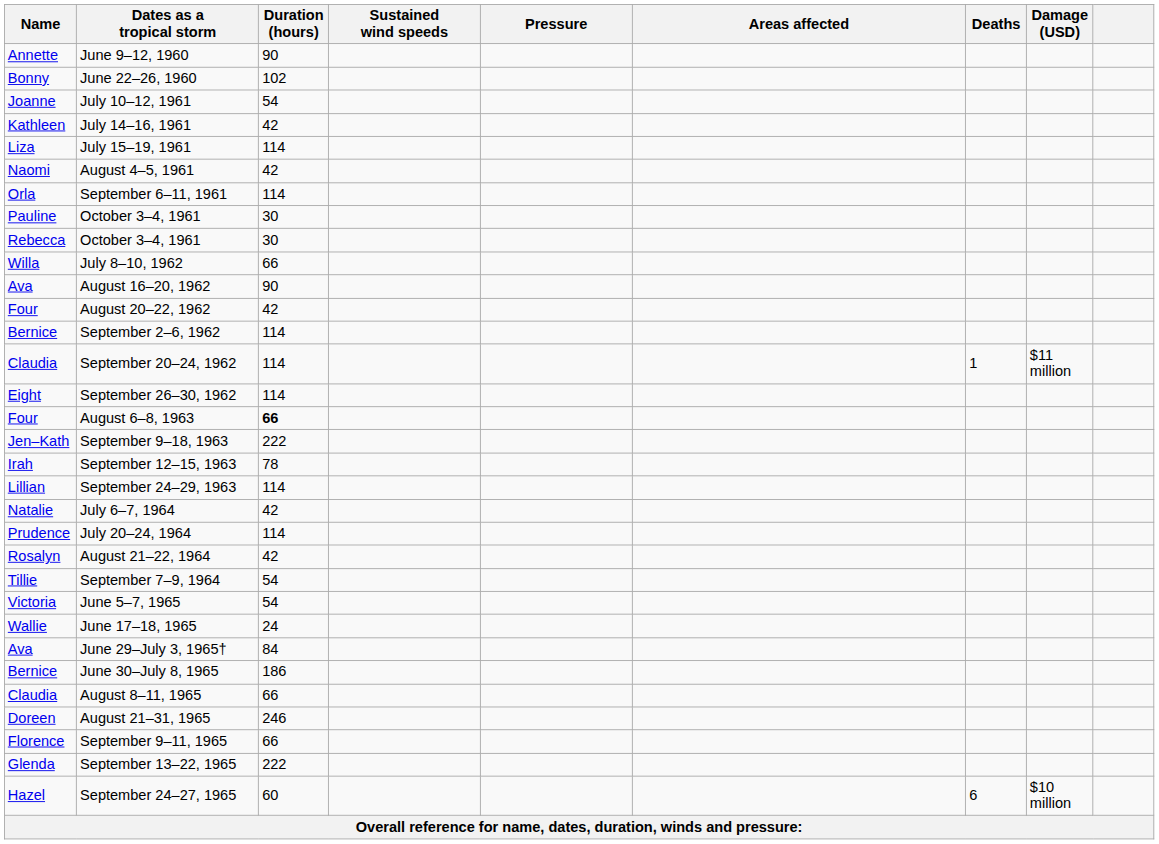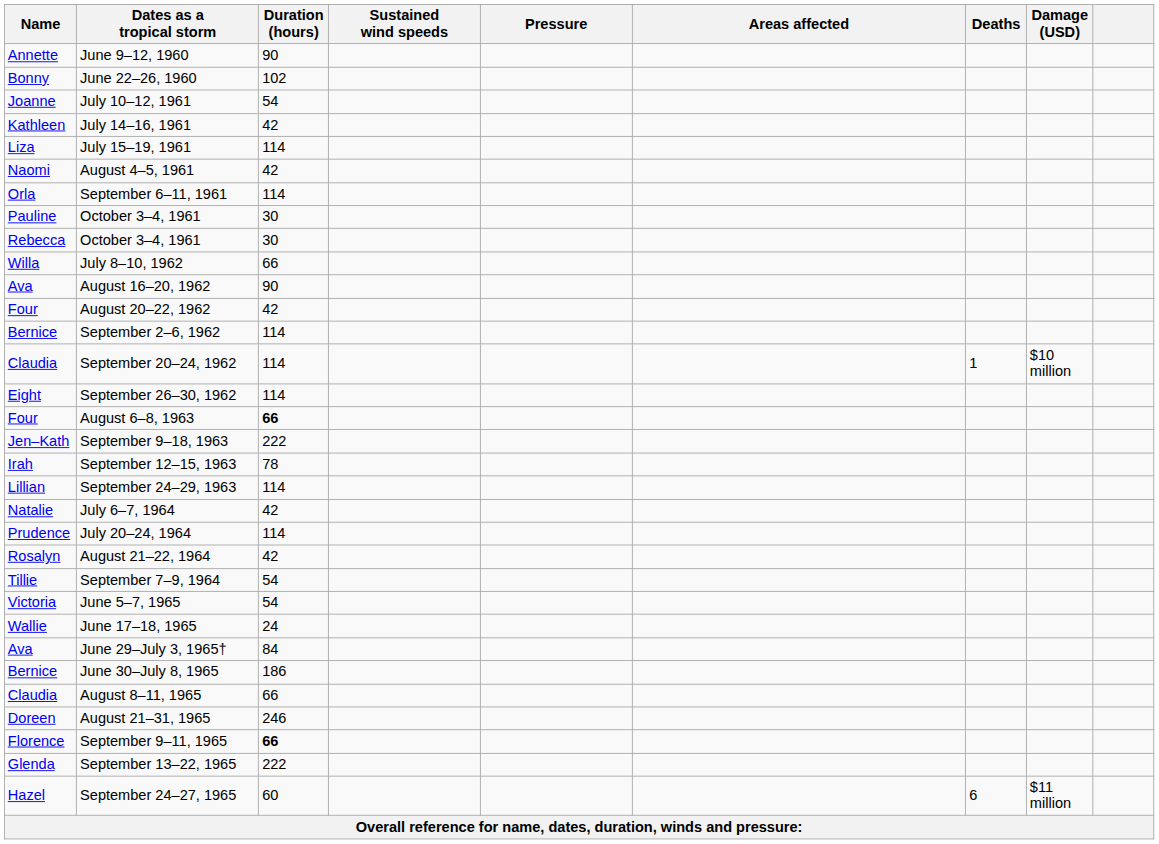(1050, 363) $11 million -> (1050, 363) $10 million
(270, 741) normal -> (270, 741) bold
(1050, 795) $10 million -> (1050, 795) $11 million
